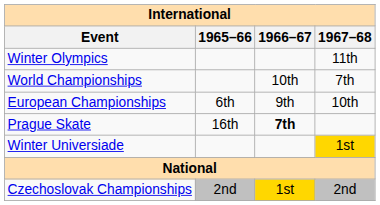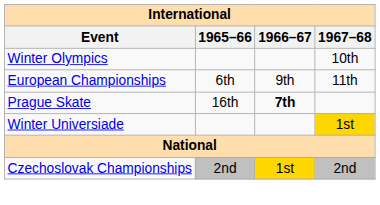(345, 59) 11th -> (345, 59) 10th
- row: (75, 80)
(345, 102) 10th -> (345, 80) 11th
